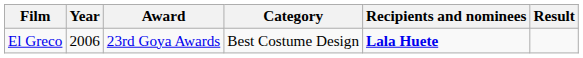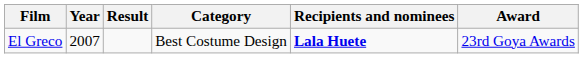columns swapped: (164, 16) <-> (554, 16)
(85, 40) 2006 -> (85, 40) 2007
